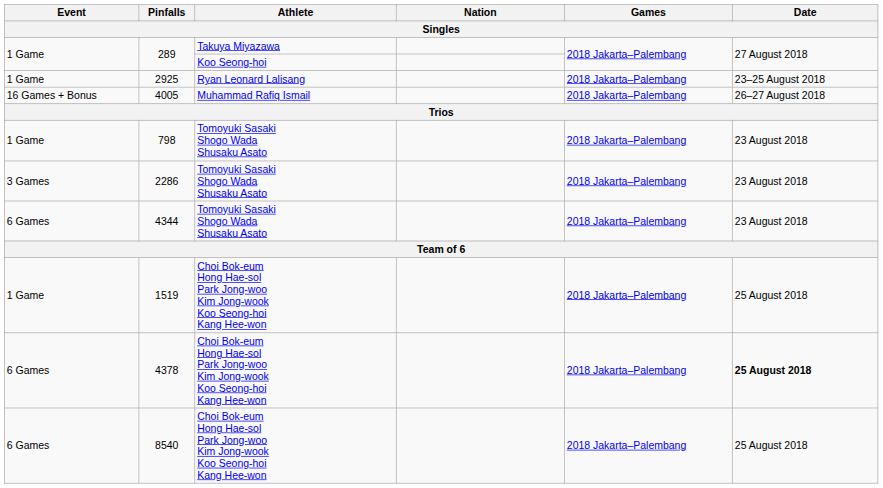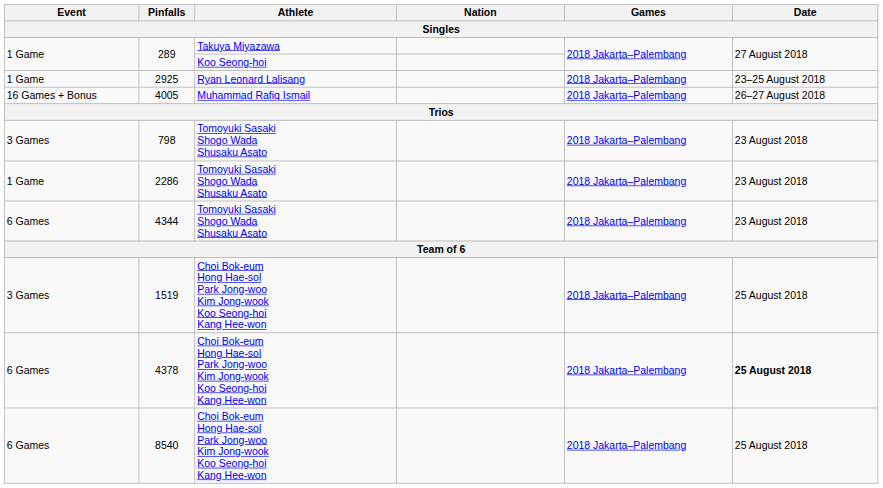(25, 141) 1 Game -> (28, 141) 3 Games
(28, 181) 3 Games -> (25, 181) 1 Game
(25, 295) 1 Game -> (28, 295) 3 Games
